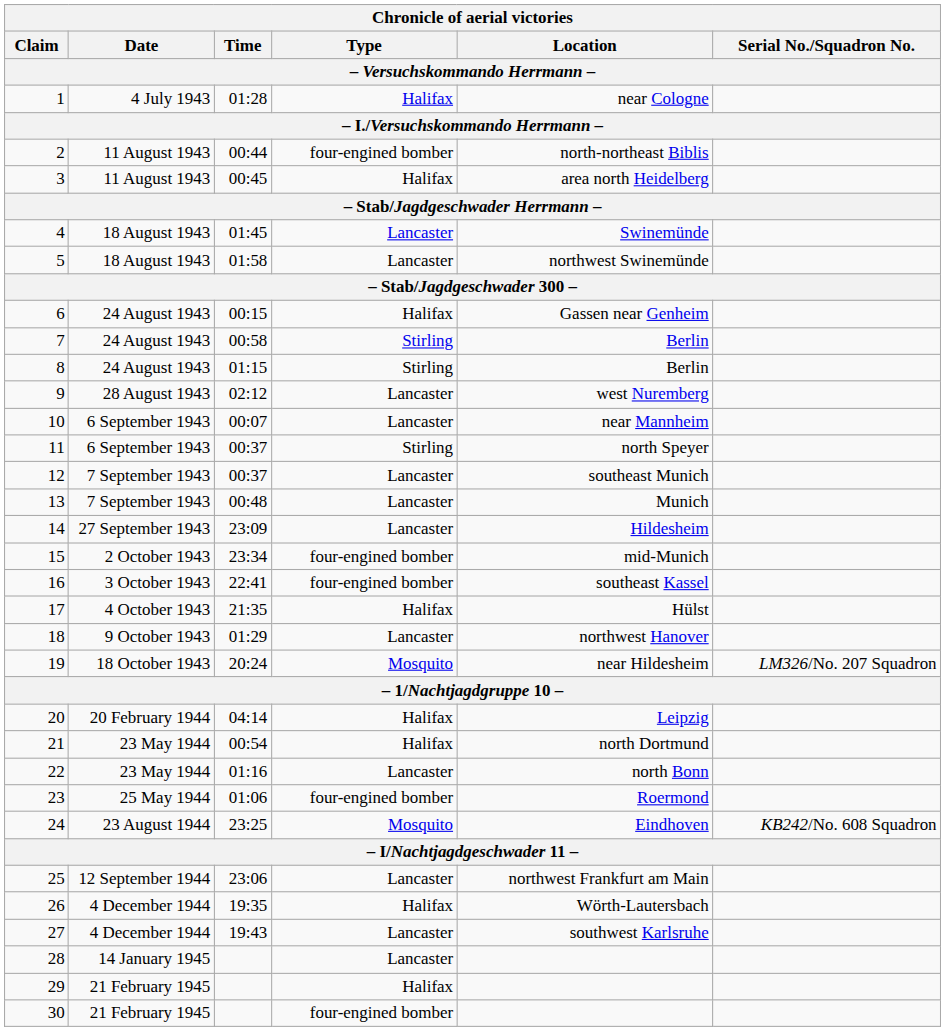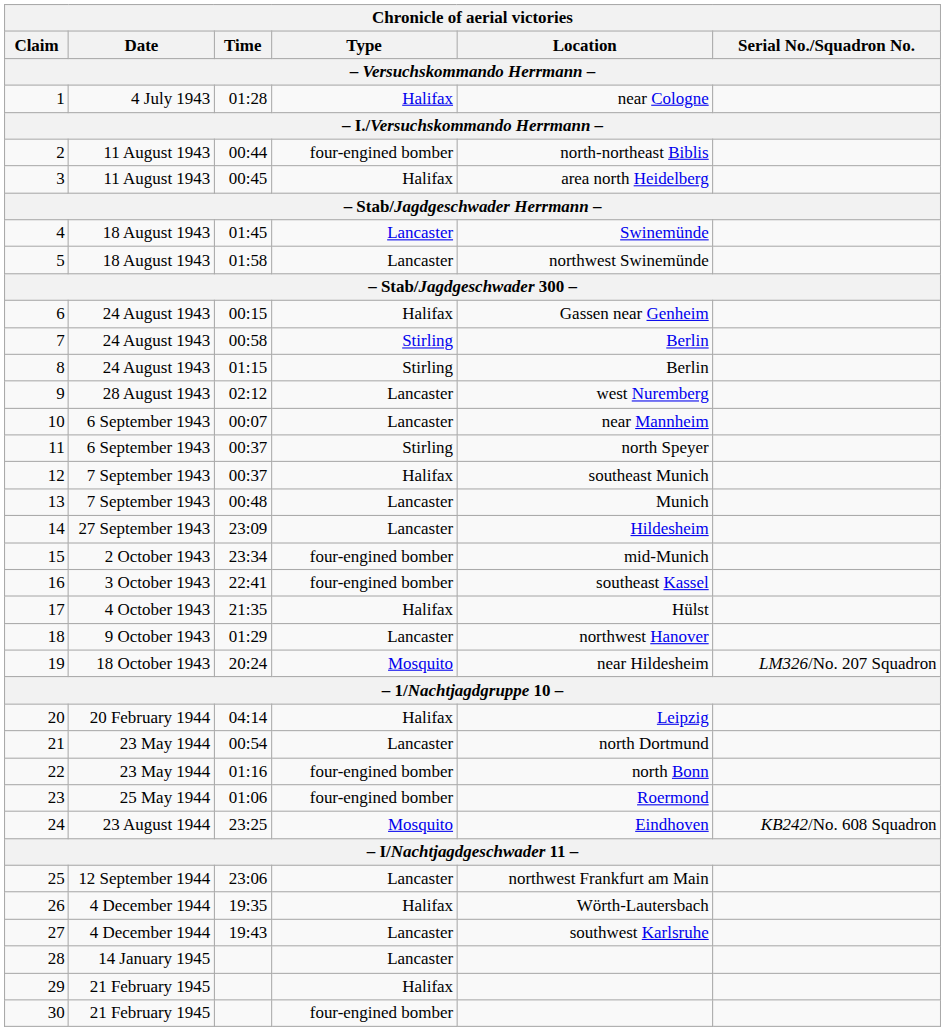(420, 475) Lancaster -> (428, 475) Halifax
(428, 744) Halifax -> (420, 744) Lancaster
(420, 771) Lancaster -> (381, 771) four-engined bomber
